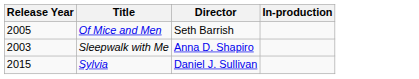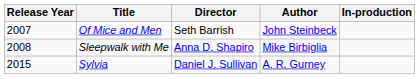+ column: (300, 13)
(19, 30) 2005 -> (19, 30) 2007
(19, 47) 2003 -> (19, 47) 2008
